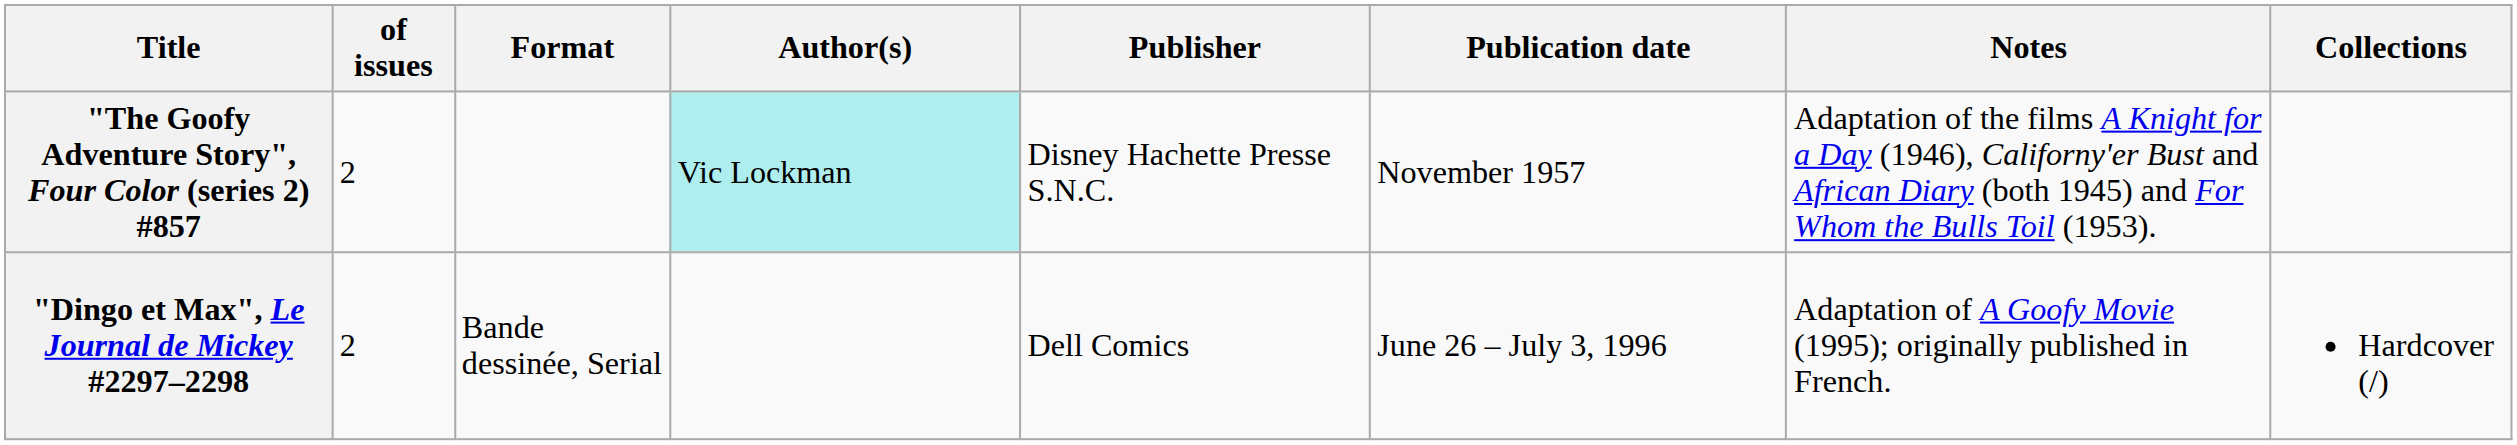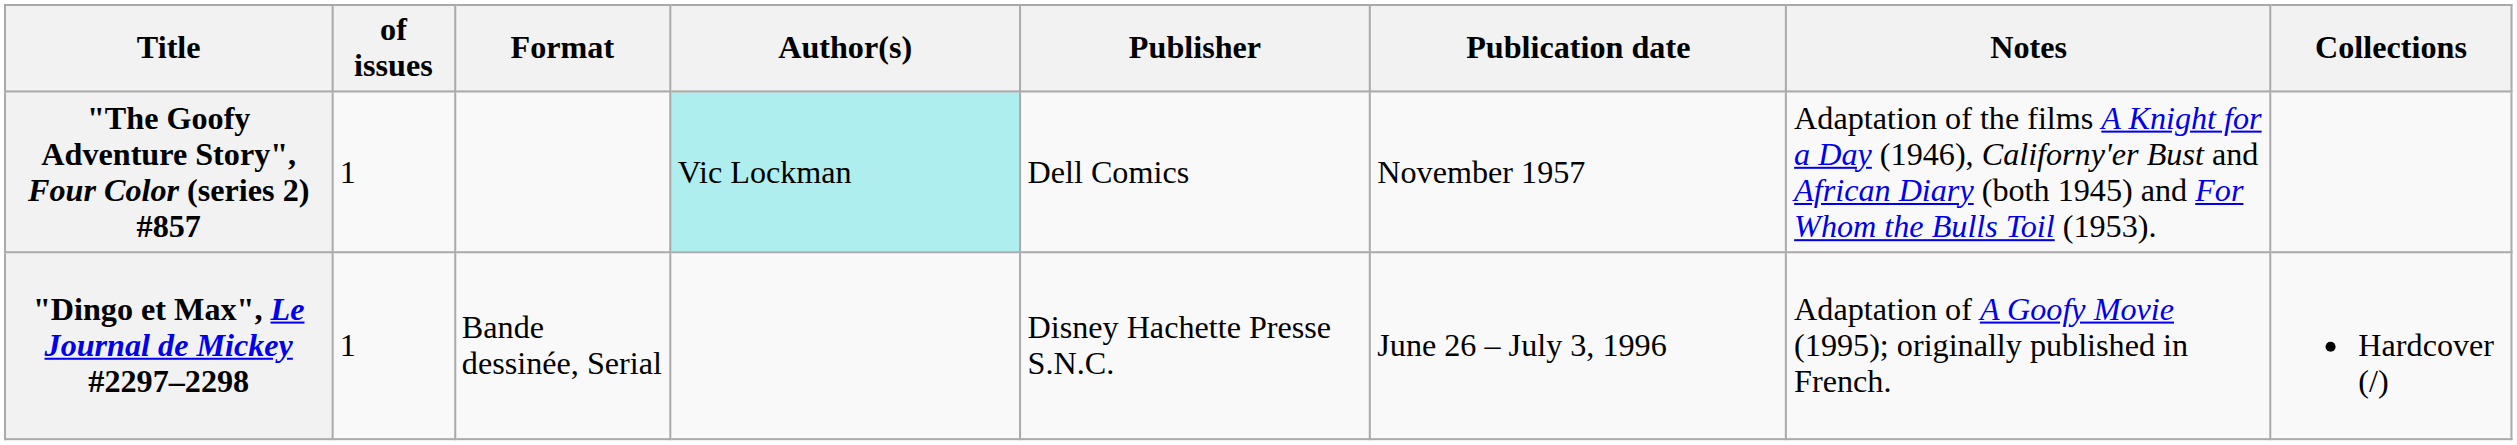(348, 171) 2 -> (348, 171) 1
(1179, 171) Disney Hachette Presse S.N.C. -> (1108, 171) Dell Comics
(348, 345) 2 -> (348, 345) 1
(1108, 345) Dell Comics -> (1179, 345) Disney Hachette Presse S.N.C.
